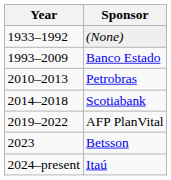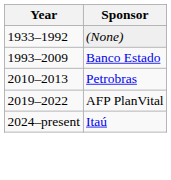- row: (116, 100)
- row: (107, 143)
